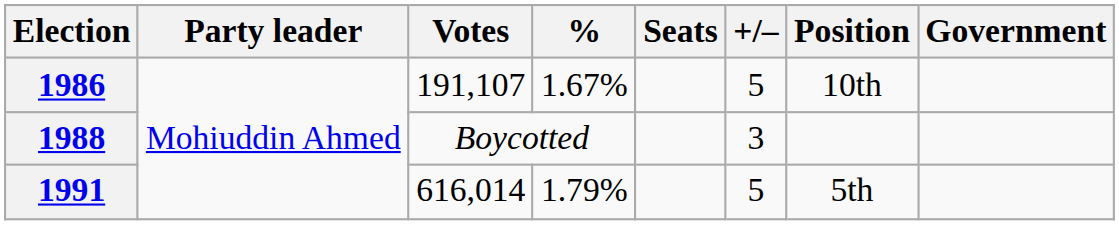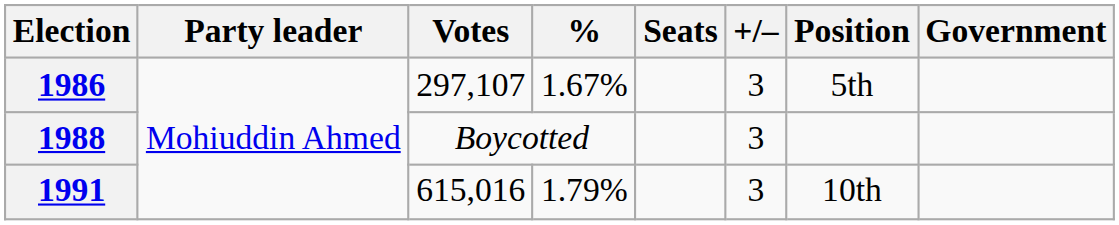(471, 84) 191,107 -> (471, 84) 297,107
(756, 84) 5 -> (756, 84) 3
(852, 84) 10th -> (852, 84) 5th
(471, 191) 616,014 -> (471, 191) 615,016
(756, 191) 5 -> (756, 191) 3
(852, 191) 5th -> (852, 191) 10th
